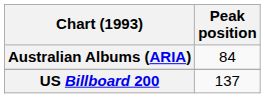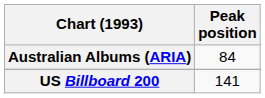(227, 81) 137 -> (227, 81) 141
